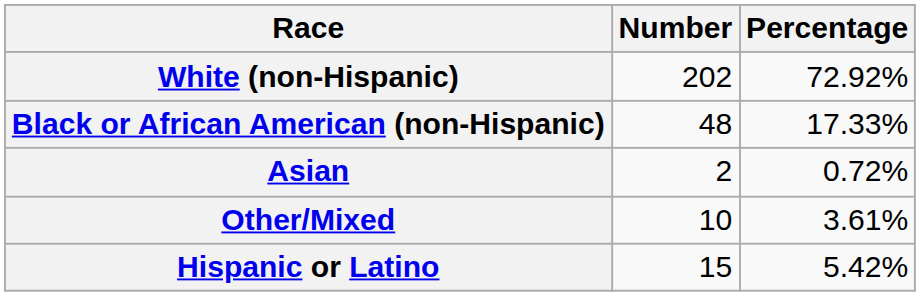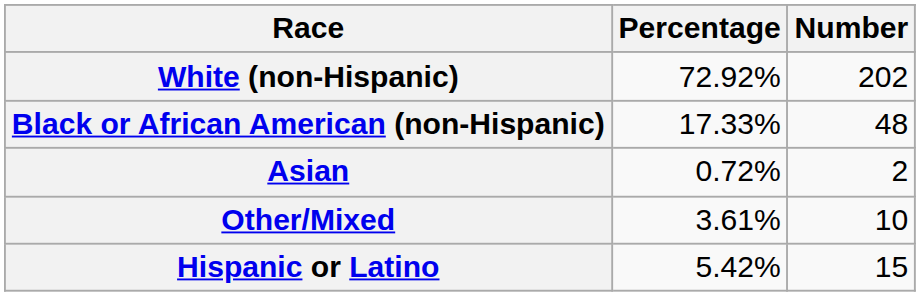columns swapped: (675, 28) <-> (827, 28)
